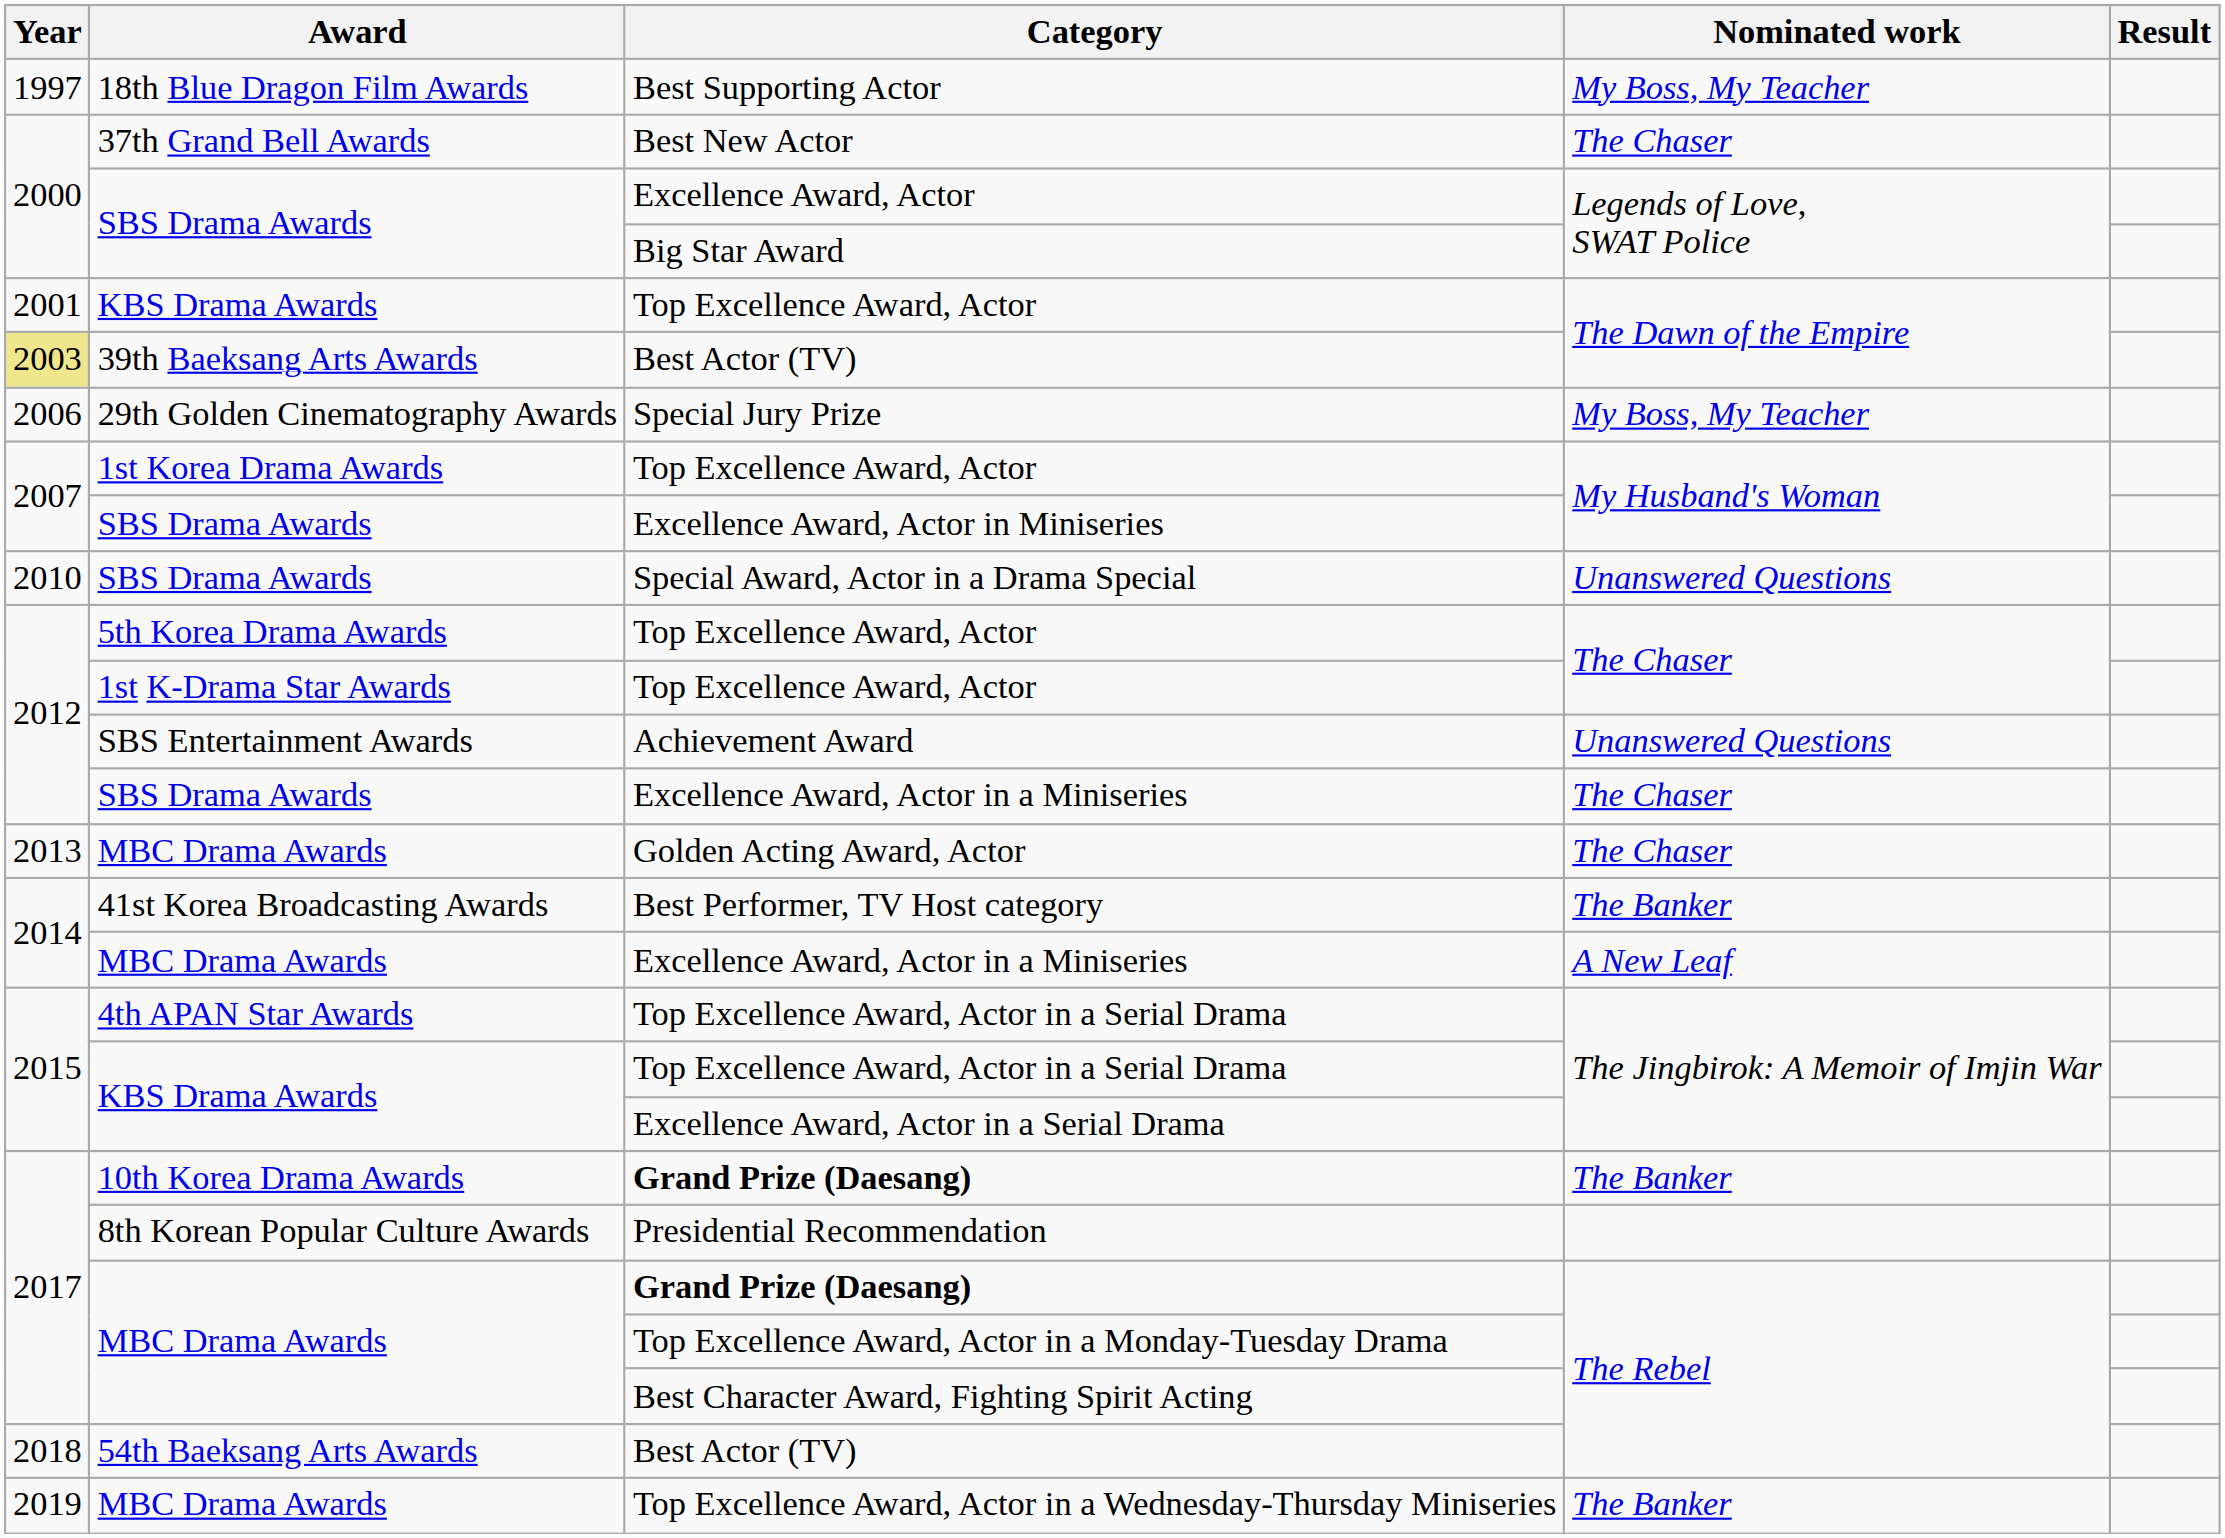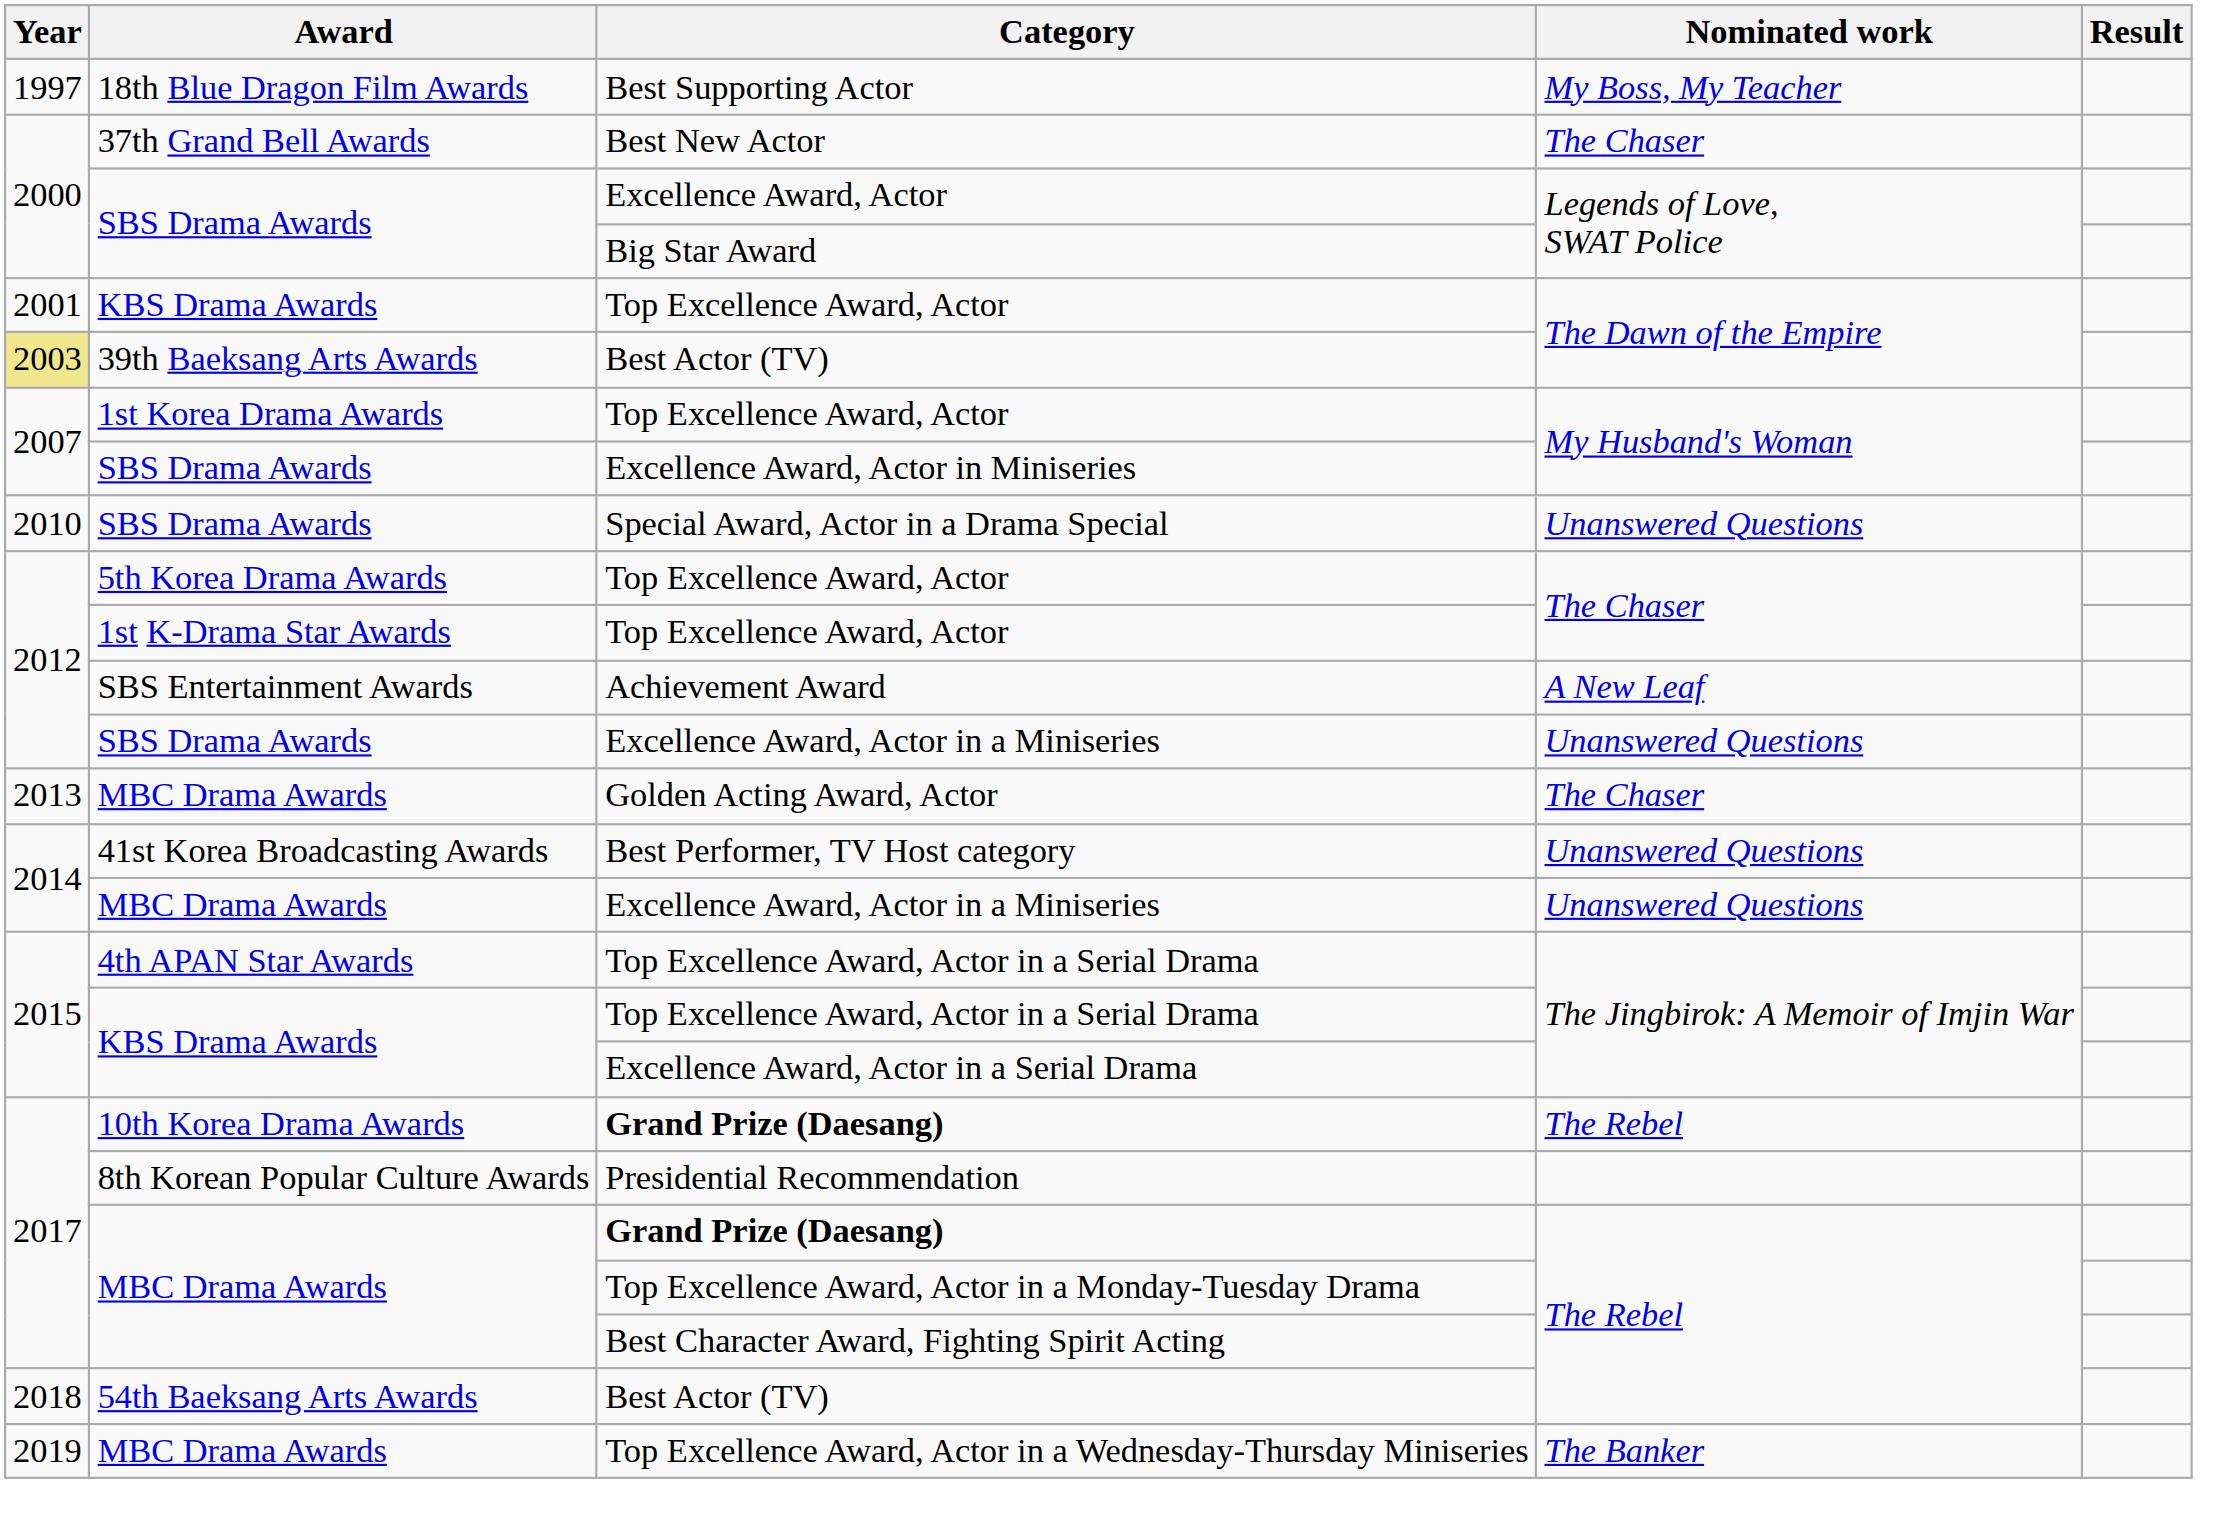- row: (357, 413)
(1732, 741) Unanswered Questions -> (1624, 686) A New Leaf
(1652, 795) The Chaser -> (1704, 741) Unanswered Questions
(1652, 904) The Banker -> (1704, 850) Unanswered Questions
(1652, 959) A New Leaf -> (1704, 904) Unanswered Questions
(1652, 1177) The Banker -> (1614, 1122) The Rebel
